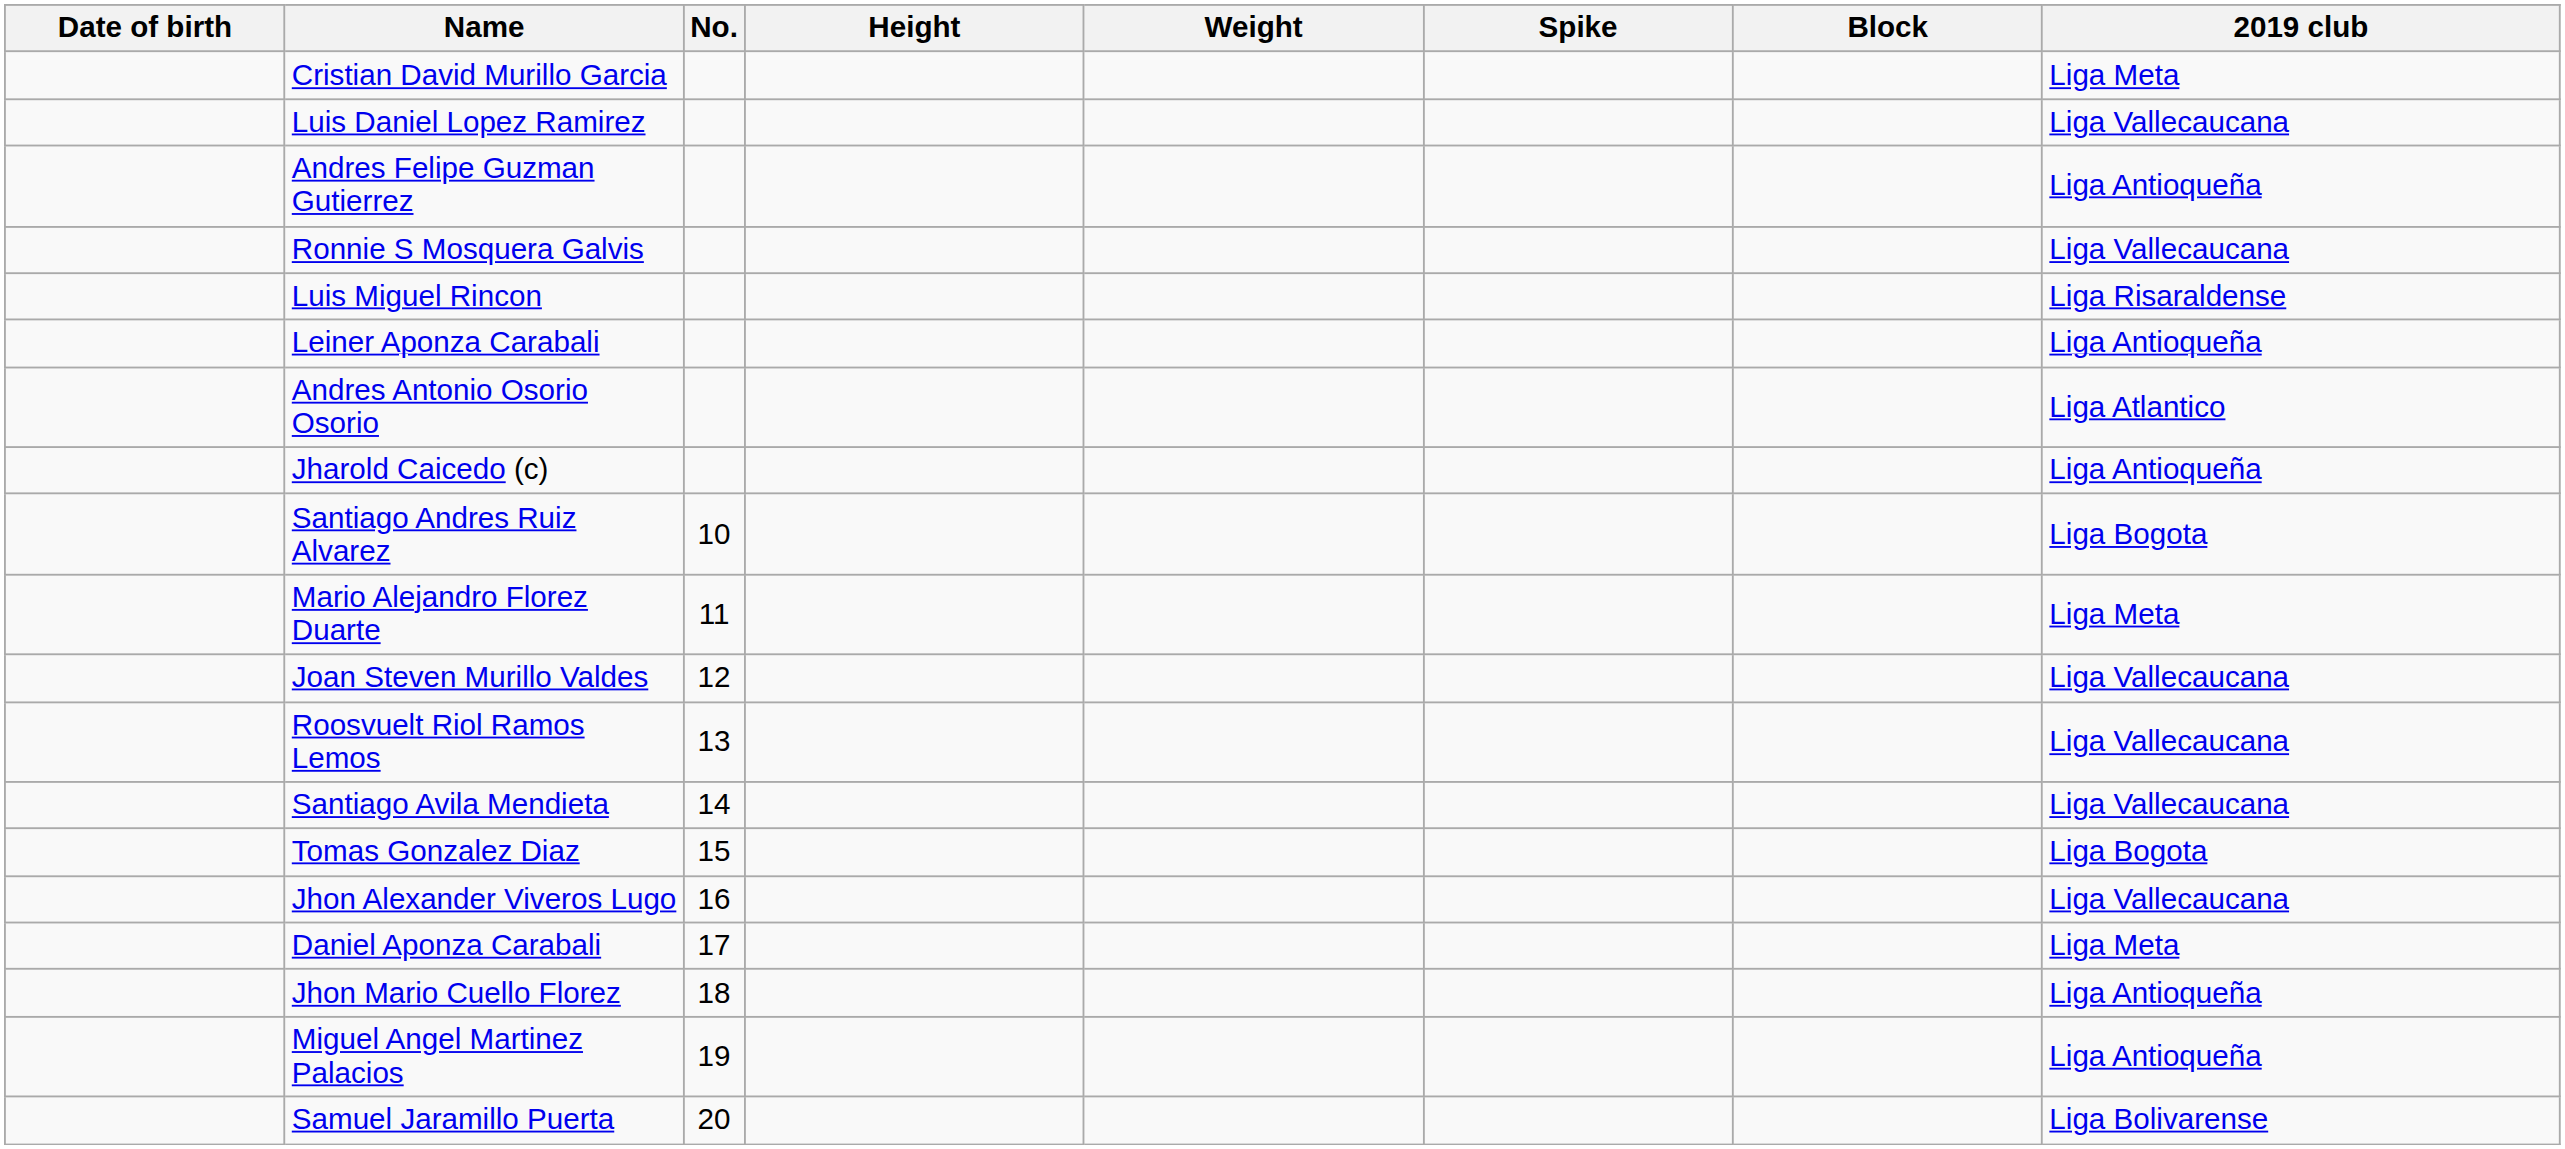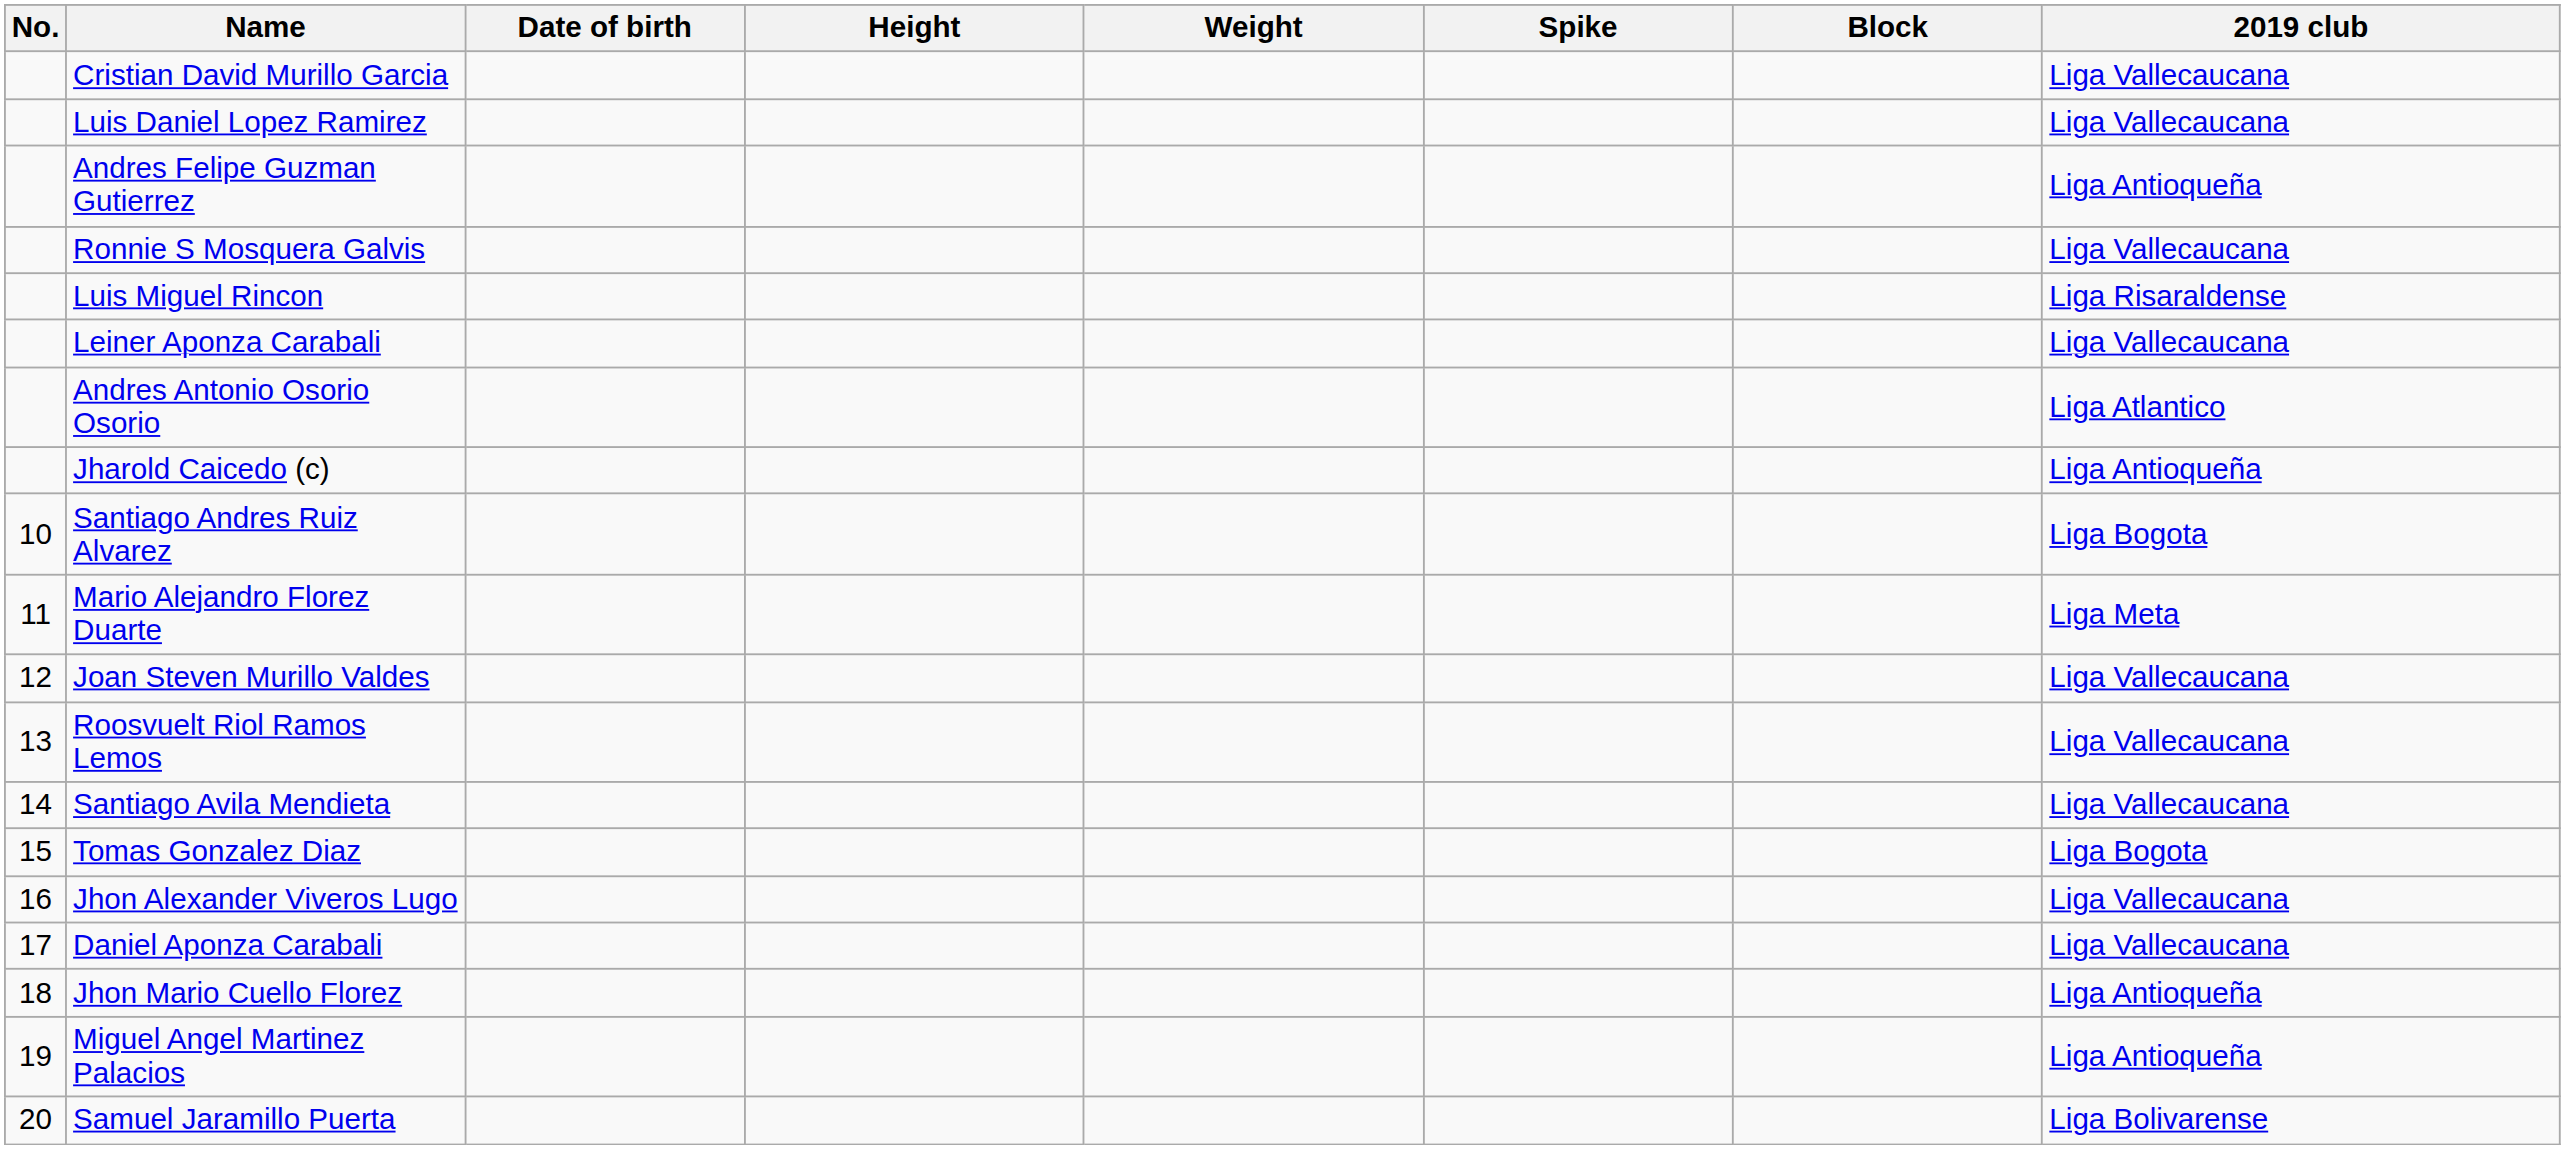columns swapped: (714, 27) <-> (145, 27)
(2114, 74) Liga Meta -> (2169, 74) Liga Vallecaucana
(2156, 342) Liga Antioqueña -> (2169, 342) Liga Vallecaucana
(2114, 945) Liga Meta -> (2169, 945) Liga Vallecaucana
